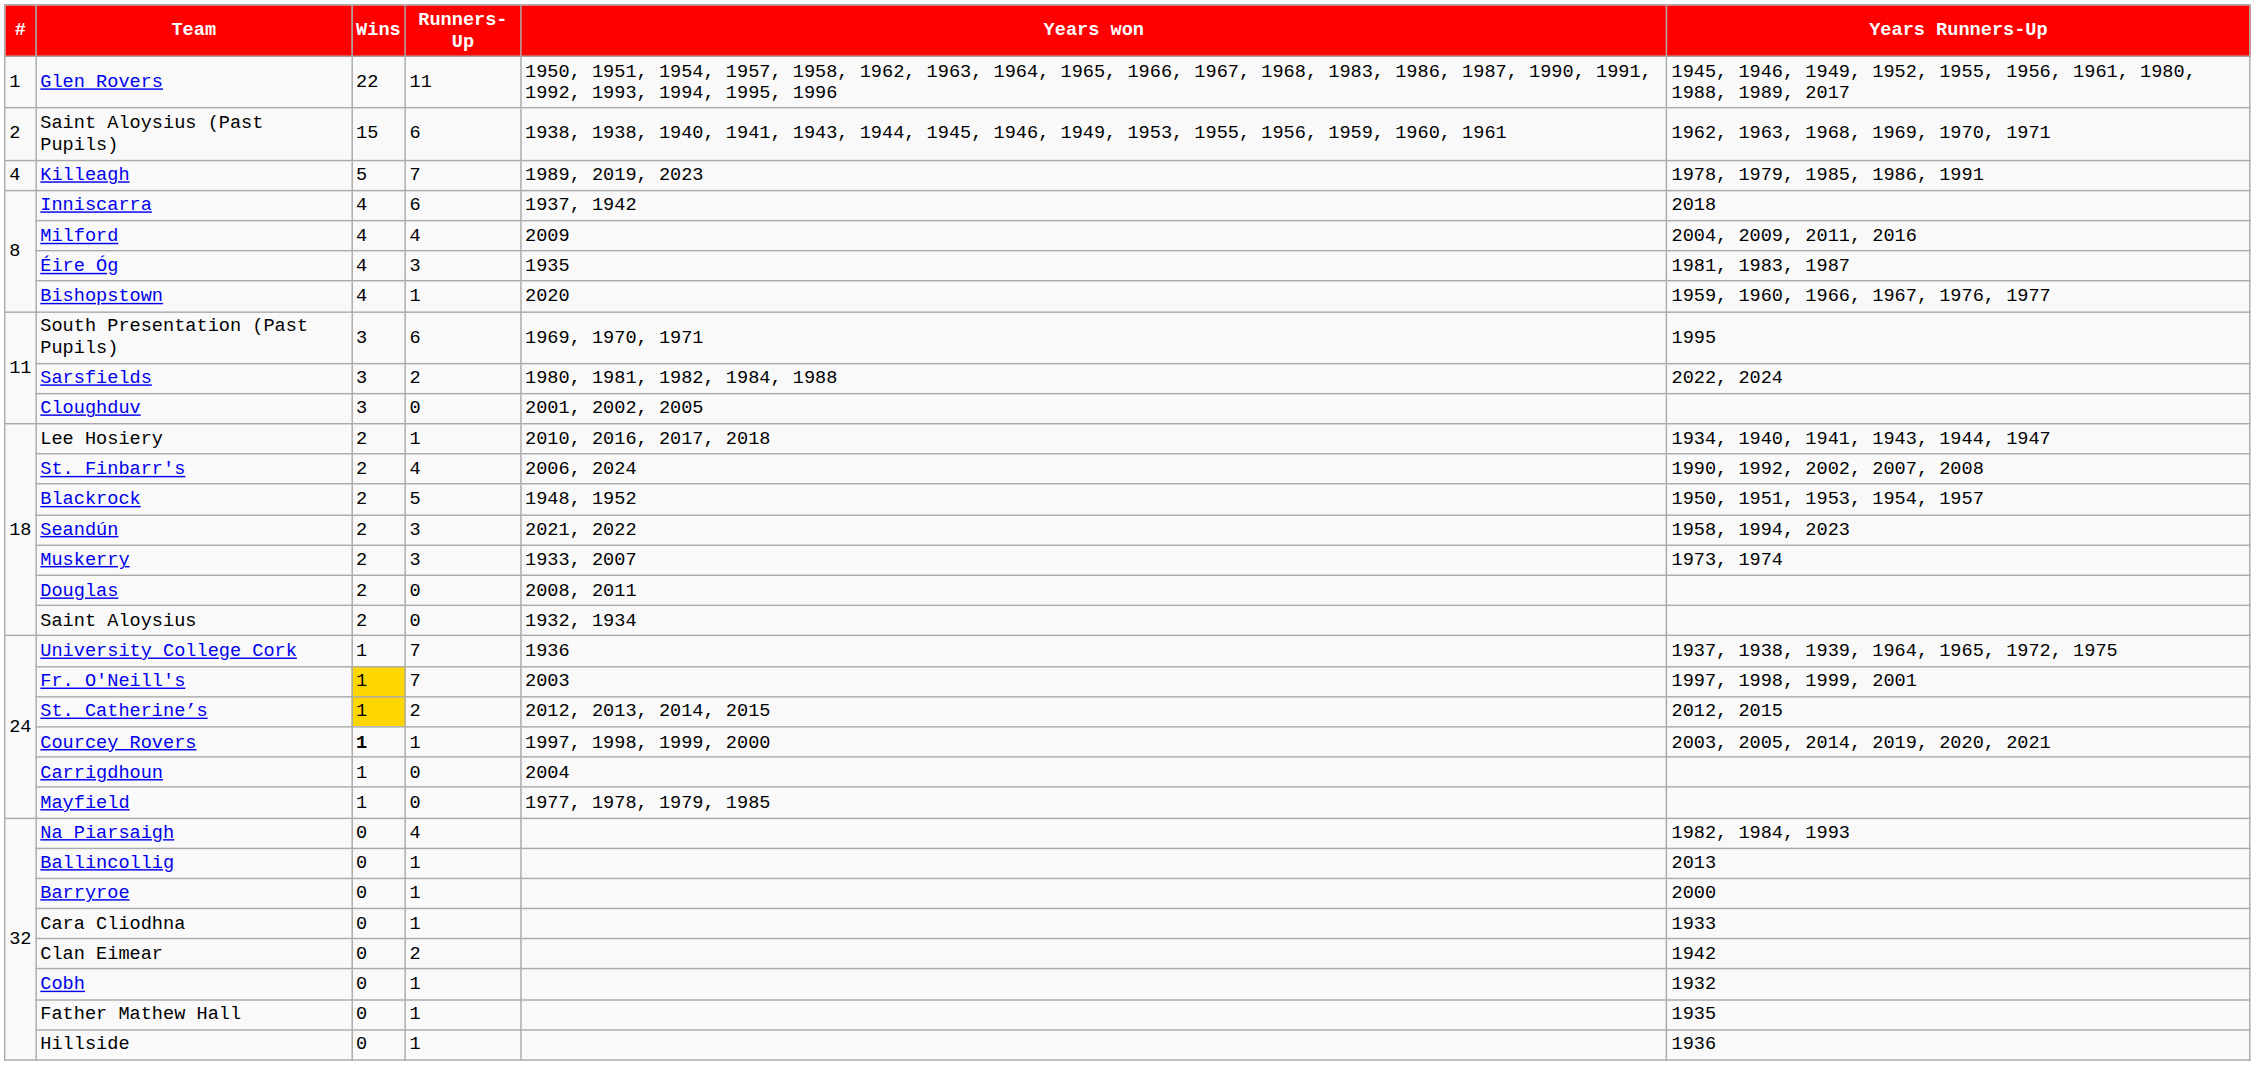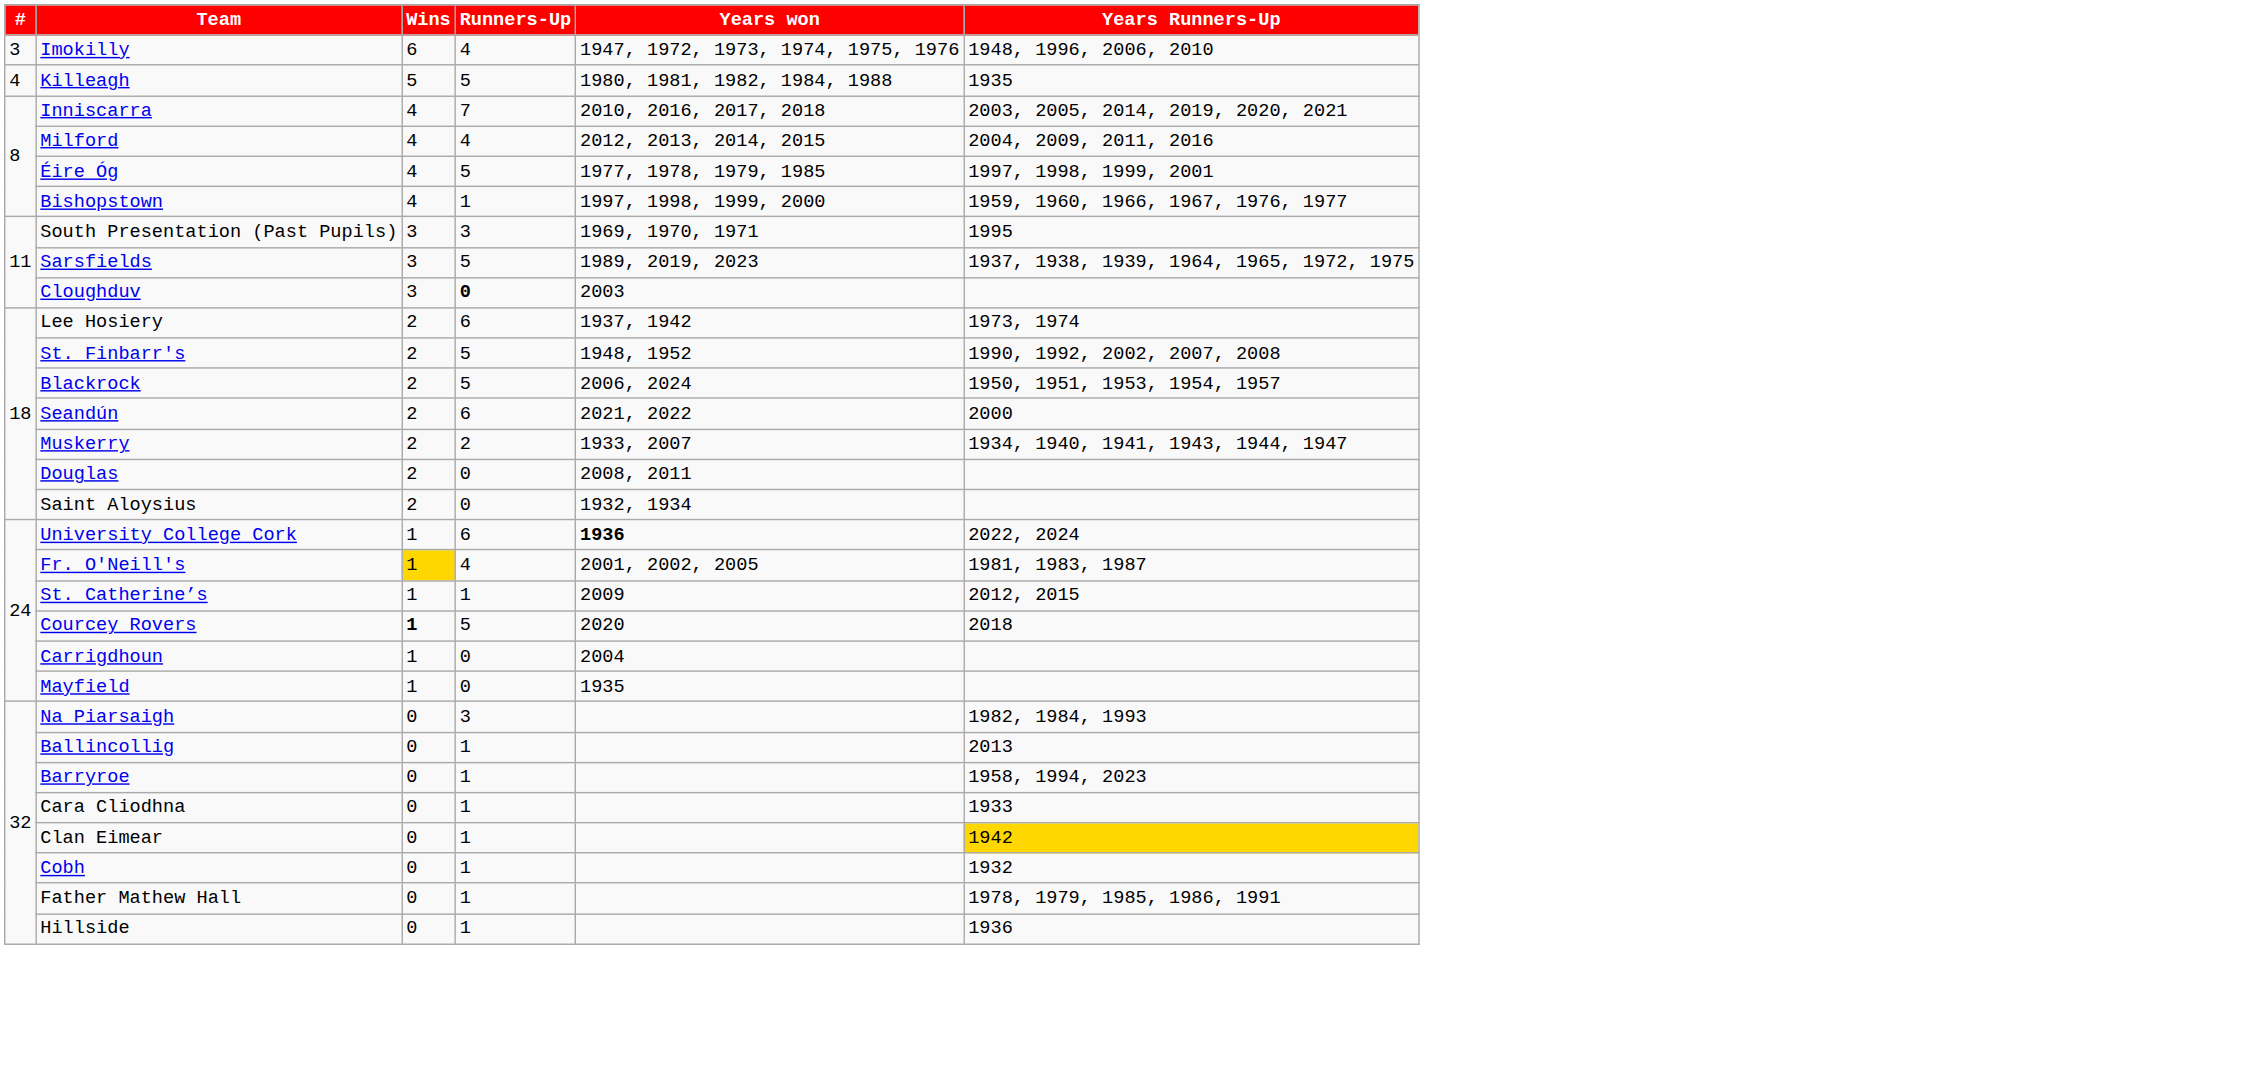- row: (102, 82)
- row: (152, 134)
+ row: (85, 50)
(415, 175) 7 -> (465, 80) 5
(614, 175) 1989, 2019, 2023 -> (736, 80) 1980, 1981, 1982, 1984, 1988
(1828, 175) 1978, 1979, 1985, 1986, 1991 -> (991, 80) 1935
(415, 205) 6 -> (465, 111) 7
(581, 205) 1937, 1942 -> (703, 111) 2010, 2016, 2017, 2018
(1694, 205) 2018 -> (1158, 111) 2003, 2005, 2014, 2019, 2020, 2021
(547, 236) 2009 -> (703, 141) 2012, 2013, 2014, 2015
(415, 266) 3 -> (465, 171) 5
(547, 266) 1935 -> (703, 171) 1977, 1978, 1979, 1985
(1761, 266) 1981, 1983, 1987 -> (1091, 171) 1997, 1998, 1999, 2001
(547, 296) 2020 -> (703, 202) 1997, 1998, 1999, 2000
(415, 337) 6 -> (465, 232) 3
(415, 378) 2 -> (465, 262) 5
(681, 378) 1980, 1981, 1982, 1984, 1988 -> (669, 262) 1989, 2019, 2023
(1727, 378) 2022, 2024 -> (1191, 262) 1937, 1938, 1939, 1964, 1965, 1972, 1975
(415, 409) normal -> (465, 293) bold
(614, 409) 2001, 2002, 2005 -> (602, 293) 2003
(415, 439) 1 -> (465, 323) 6
(648, 439) 2010, 2016, 2017, 2018 -> (636, 323) 1937, 1942
(1861, 439) 1934, 1940, 1941, 1943, 1944, 1947 -> (1024, 323) 1973, 1974
(415, 469) 4 -> (465, 353) 5
(581, 469) 2006, 2024 -> (636, 353) 1948, 1952
(581, 500) 1948, 1952 -> (636, 383) 2006, 2024
(415, 530) 3 -> (465, 414) 6
(1761, 530) 1958, 1994, 2023 -> (991, 414) 2000
(415, 560) 3 -> (465, 444) 2
(1727, 560) 1973, 1974 -> (1158, 444) 1934, 1940, 1941, 1943, 1944, 1947
(415, 651) 7 -> (465, 535) 6
(547, 651) normal -> (602, 535) bold
(1895, 651) 1937, 1938, 1939, 1964, 1965, 1972, 1975 -> (1024, 535) 2022, 2024
(415, 681) 7 -> (465, 565) 4
(547, 681) 2003 -> (669, 565) 2001, 2002, 2005
(1794, 681) 1997, 1998, 1999, 2001 -> (1057, 565) 1981, 1983, 1987
(362, 712) gold background -> (412, 596) no background
(415, 712) 2 -> (465, 596) 1
(648, 712) 2012, 2013, 2014, 2015 -> (602, 596) 2009
(415, 742) 1 -> (465, 626) 5
(648, 742) 1997, 1998, 1999, 2000 -> (602, 626) 2020
(1861, 742) 2003, 2005, 2014, 2019, 2020, 2021 -> (991, 626) 2018
(648, 803) 1977, 1978, 1979, 1985 -> (602, 686) 1935
(415, 833) 4 -> (465, 717) 3
(1694, 893) 2000 -> (1057, 777) 1958, 1994, 2023
(415, 954) 2 -> (465, 838) 1
(1694, 954) no background -> (991, 838) gold background
(1694, 1015) 1935 -> (1124, 899) 1978, 1979, 1985, 1986, 1991
